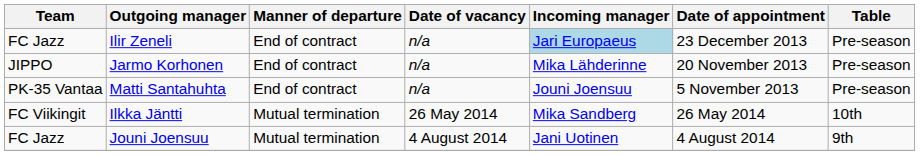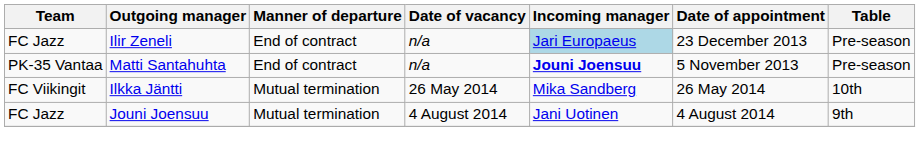- row: (166, 65)
(582, 89) normal -> (587, 65) bold
